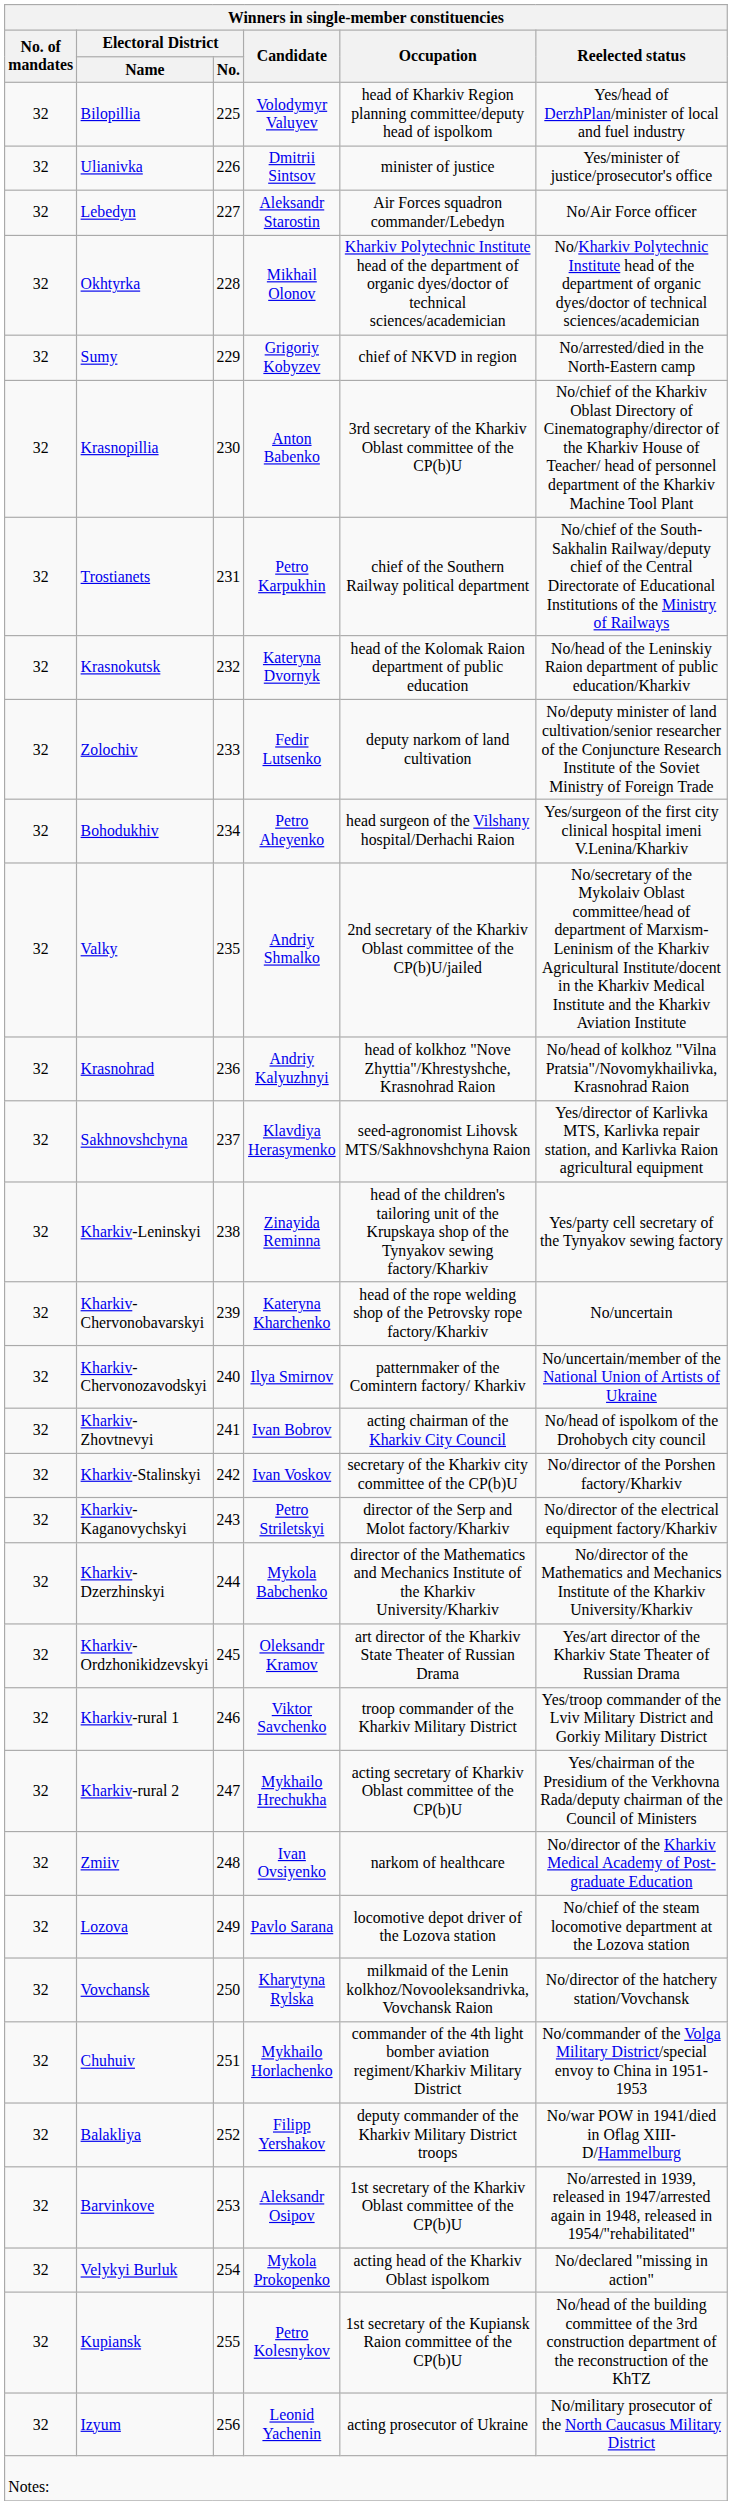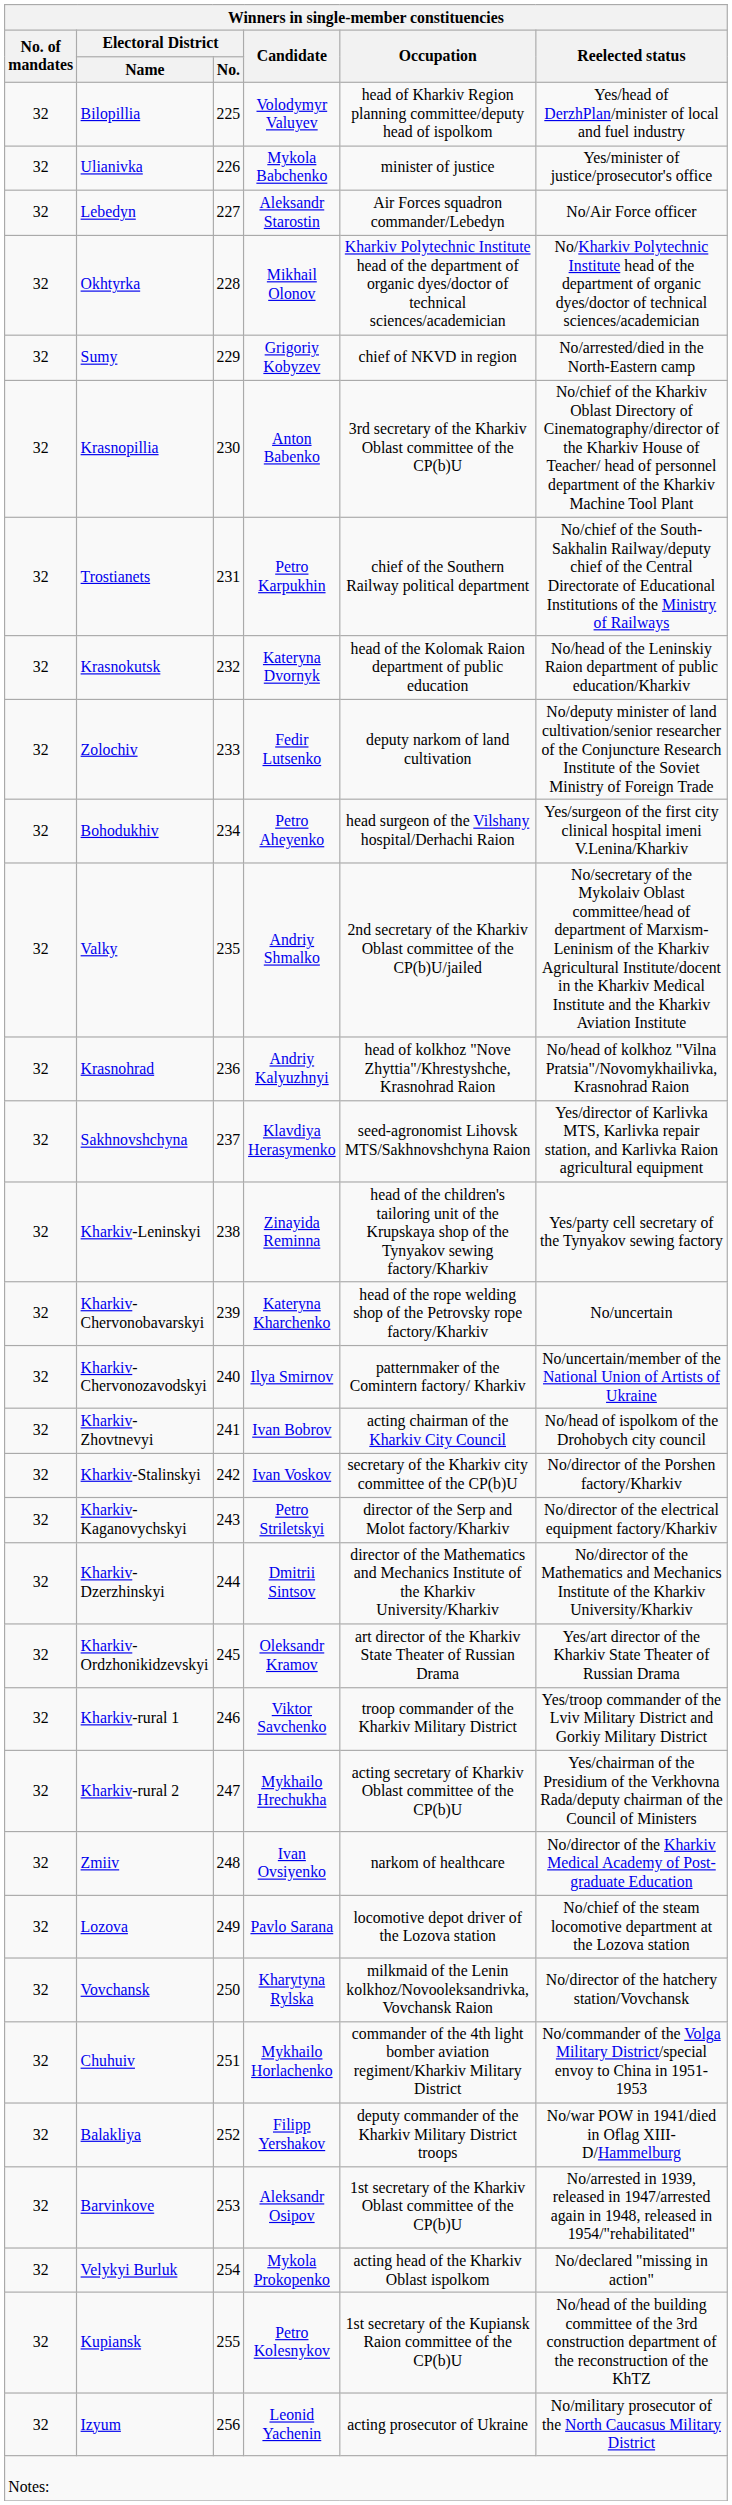(292, 167) Dmitrii Sintsov -> (292, 167) Mykola Babchenko
(292, 1582) Mykola Babchenko -> (292, 1582) Dmitrii Sintsov
